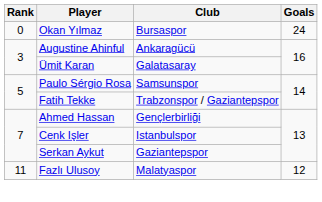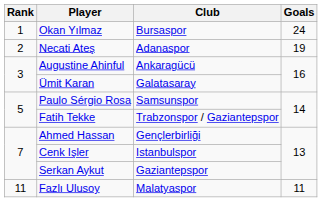(20, 30) 0 -> (20, 30) 1
+ row: (67, 48)
(299, 170) 12 -> (299, 188) 11
